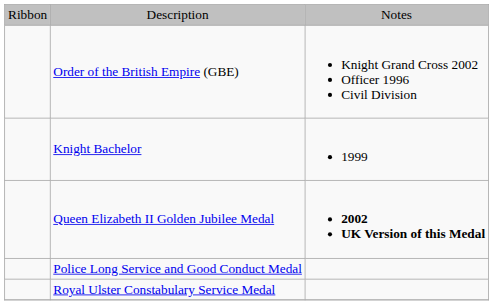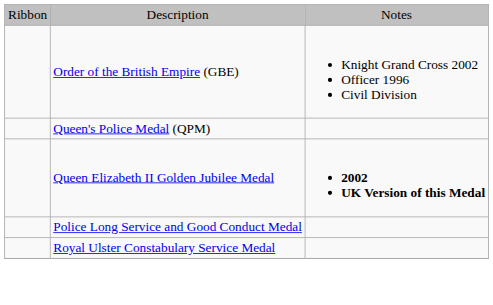- row: (97, 149)
+ row: (132, 128)
